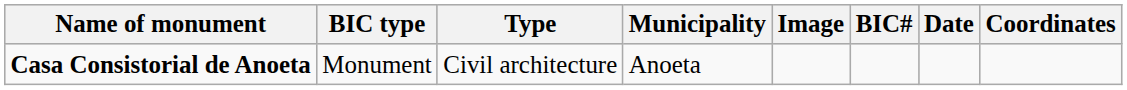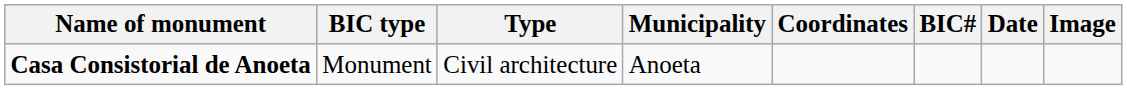columns swapped: (1051, 24) <-> (811, 24)
